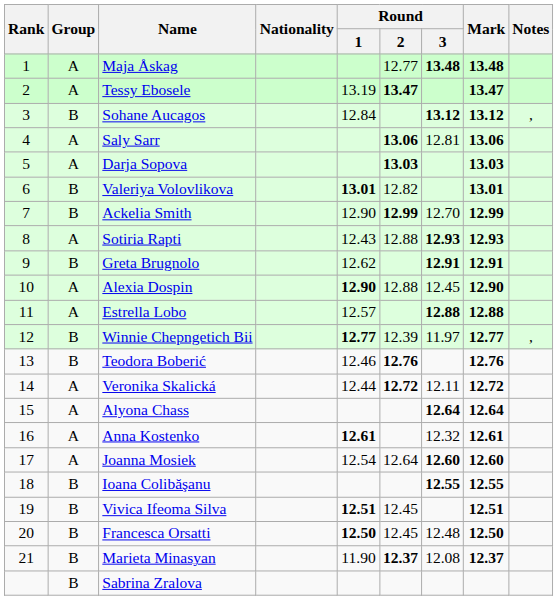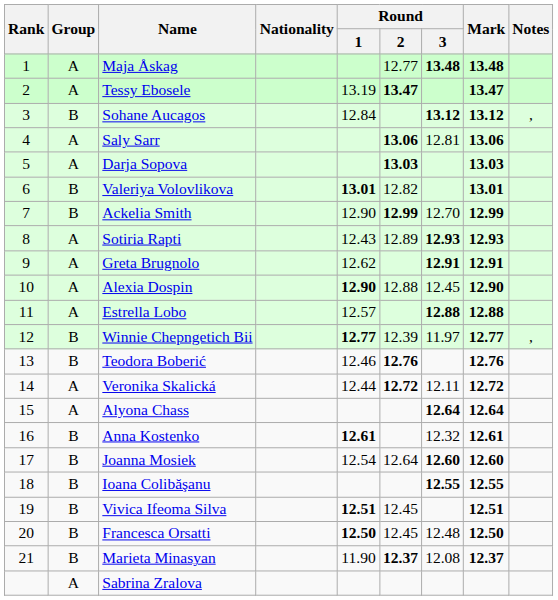(401, 238) 12.88 -> (401, 238) 12.89
(73, 262) B -> (73, 262) A
(73, 435) A -> (73, 435) B
(73, 459) A -> (73, 459) B
(73, 582) B -> (73, 582) A
